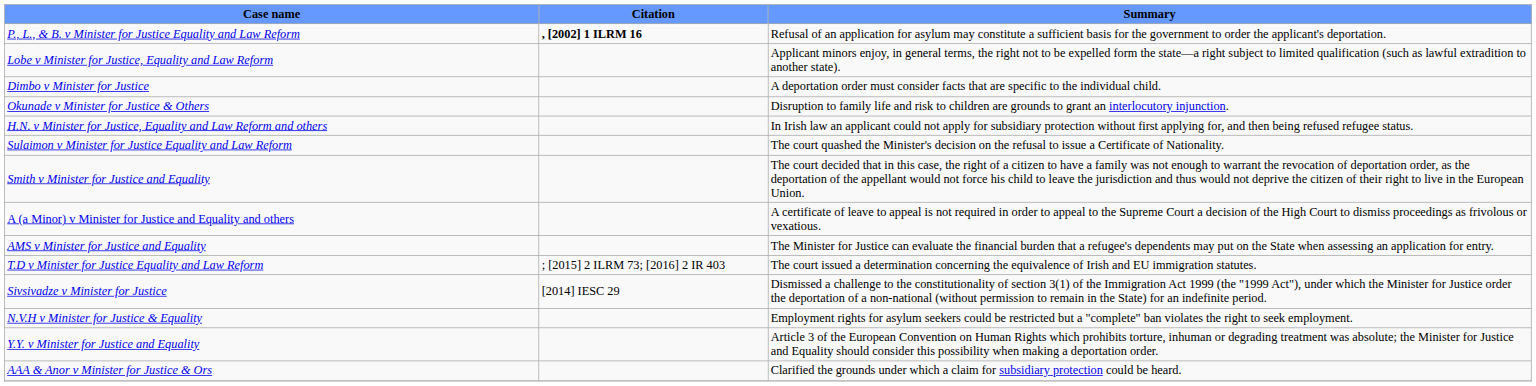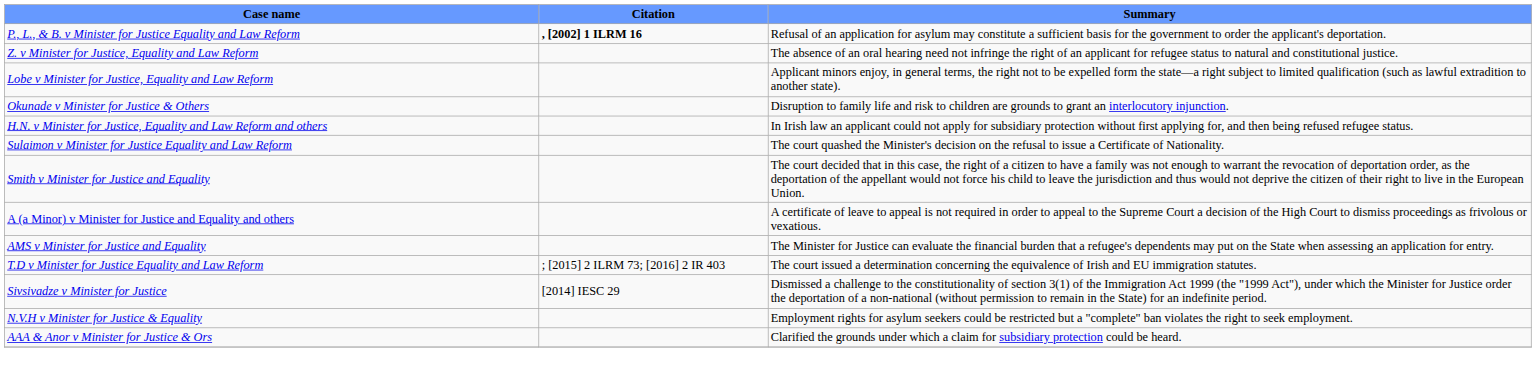+ row: (133, 53)
- row: (78, 86)
- row: (103, 344)
